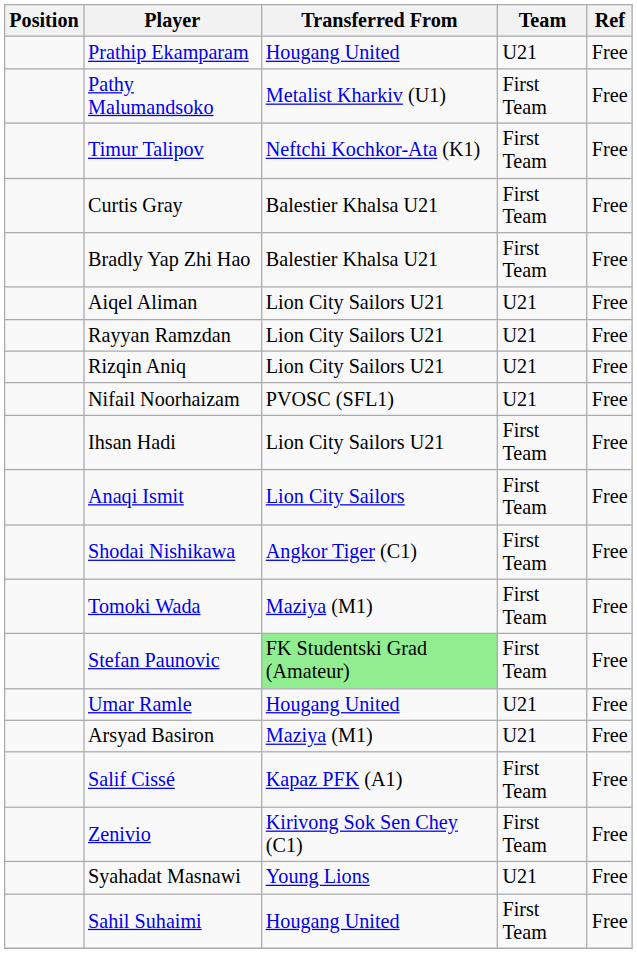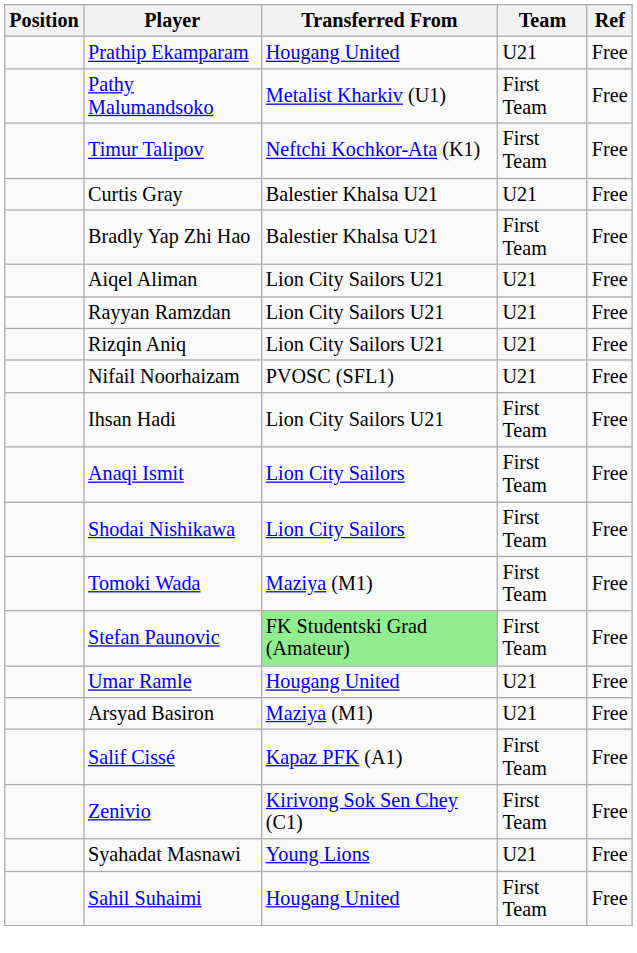(525, 205) First Team -> (520, 193) U21
(341, 551) Angkor Tiger (C1) -> (335, 528) Lion City Sailors
